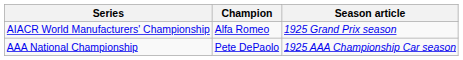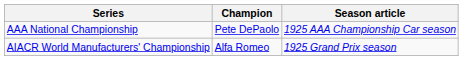rows swapped: (108, 30) <-> (72, 47)
